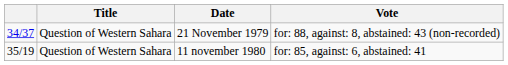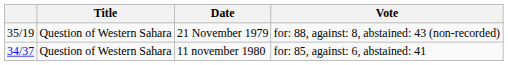(21, 32) 34/37 -> (21, 32) 35/19
(21, 51) 35/19 -> (21, 51) 34/37
